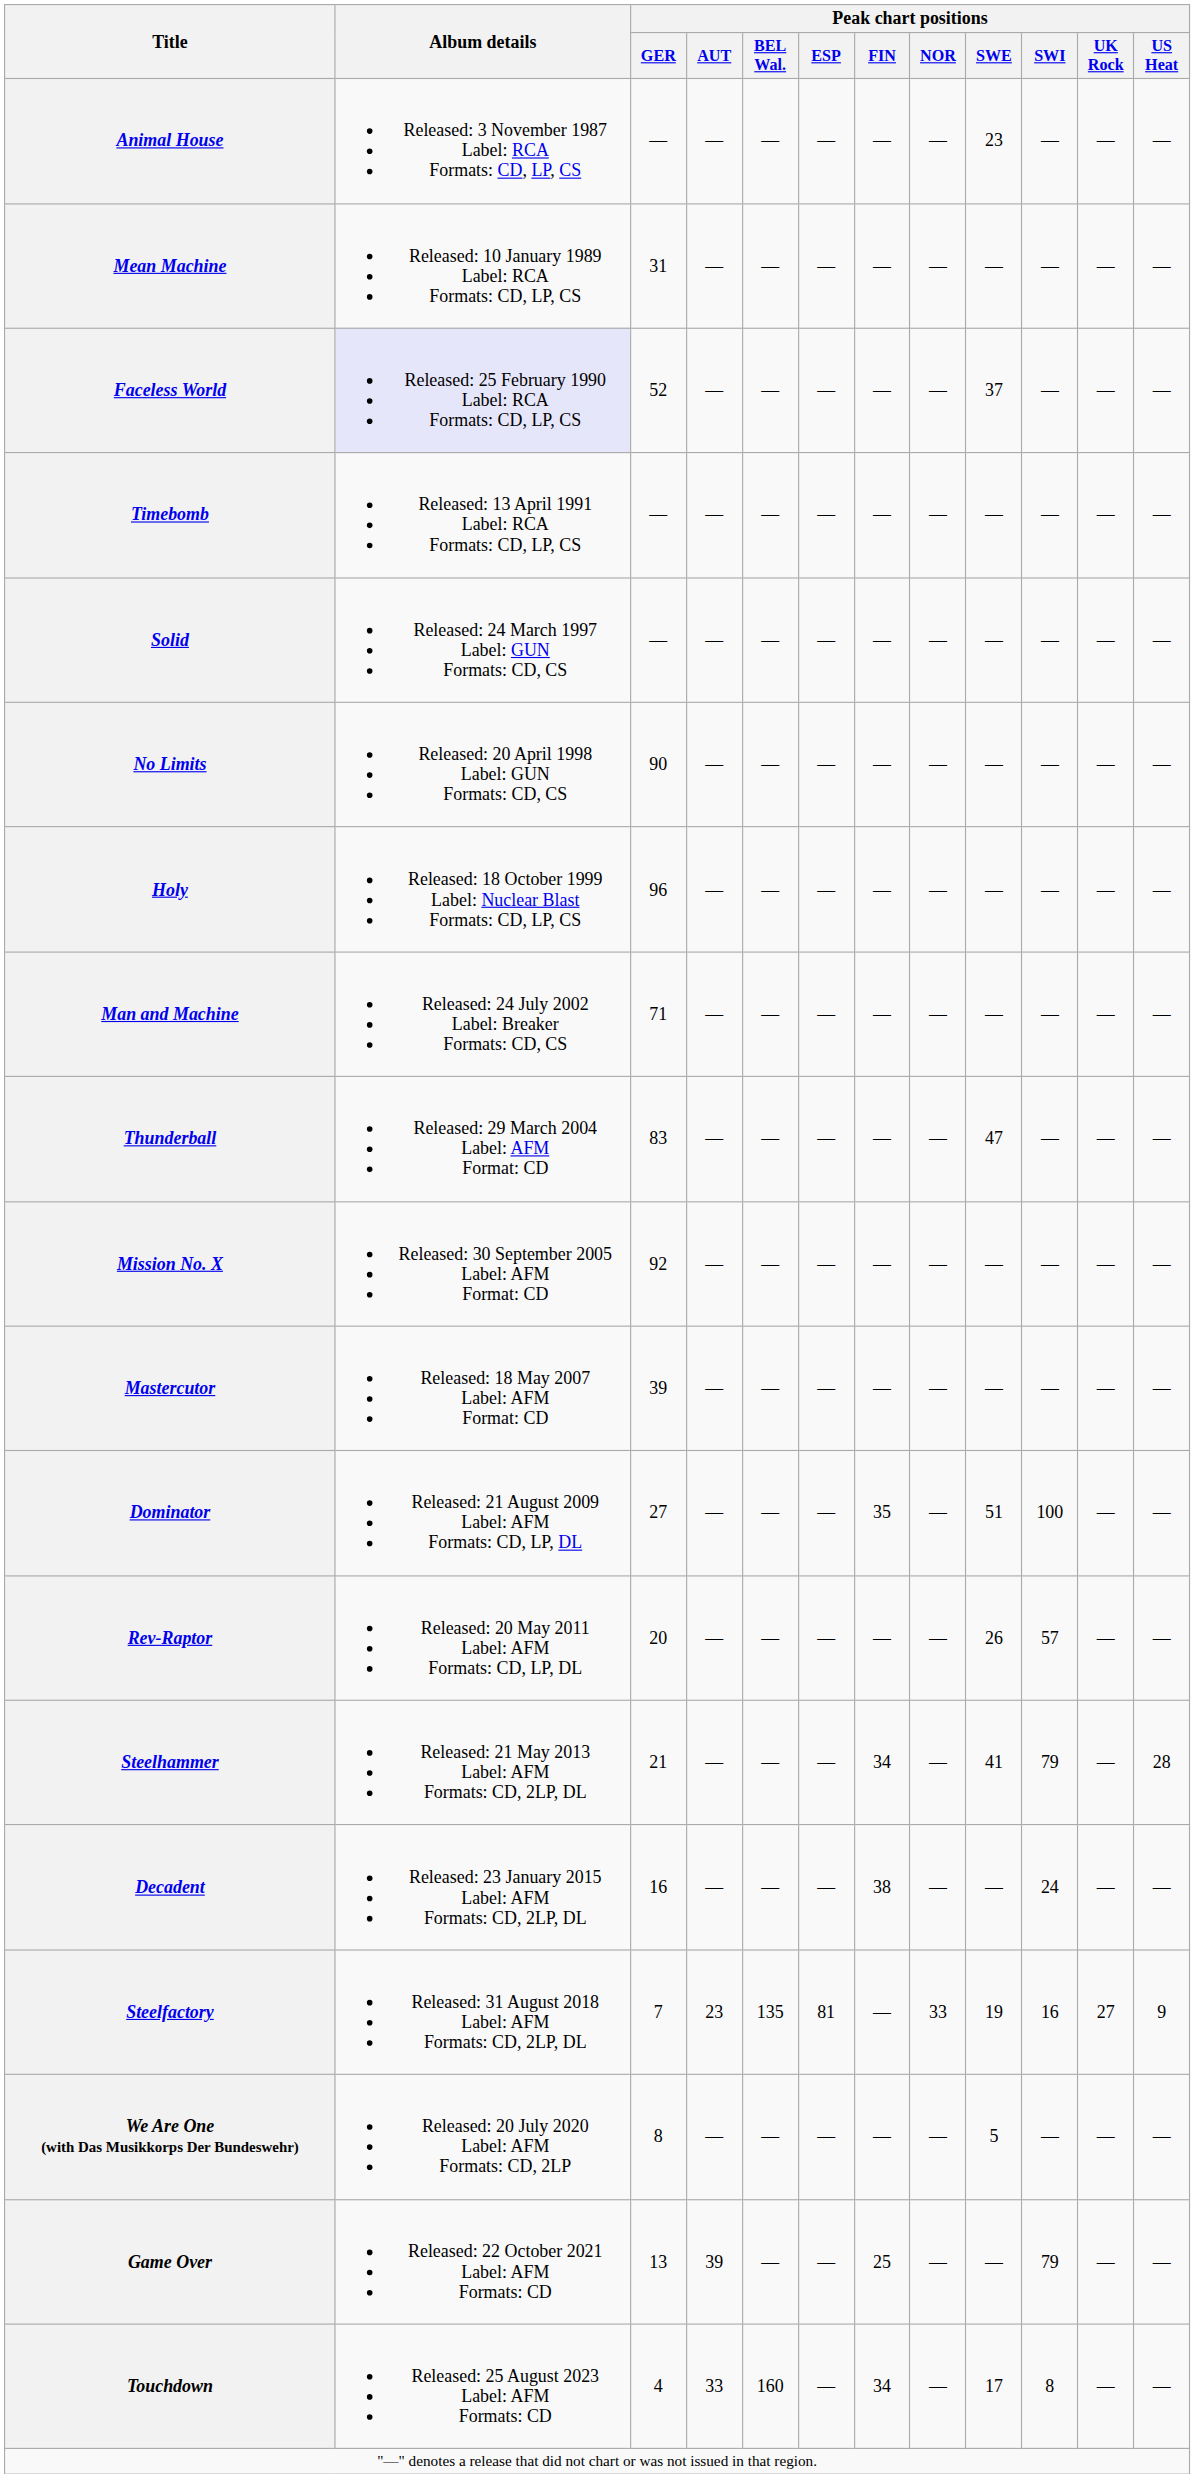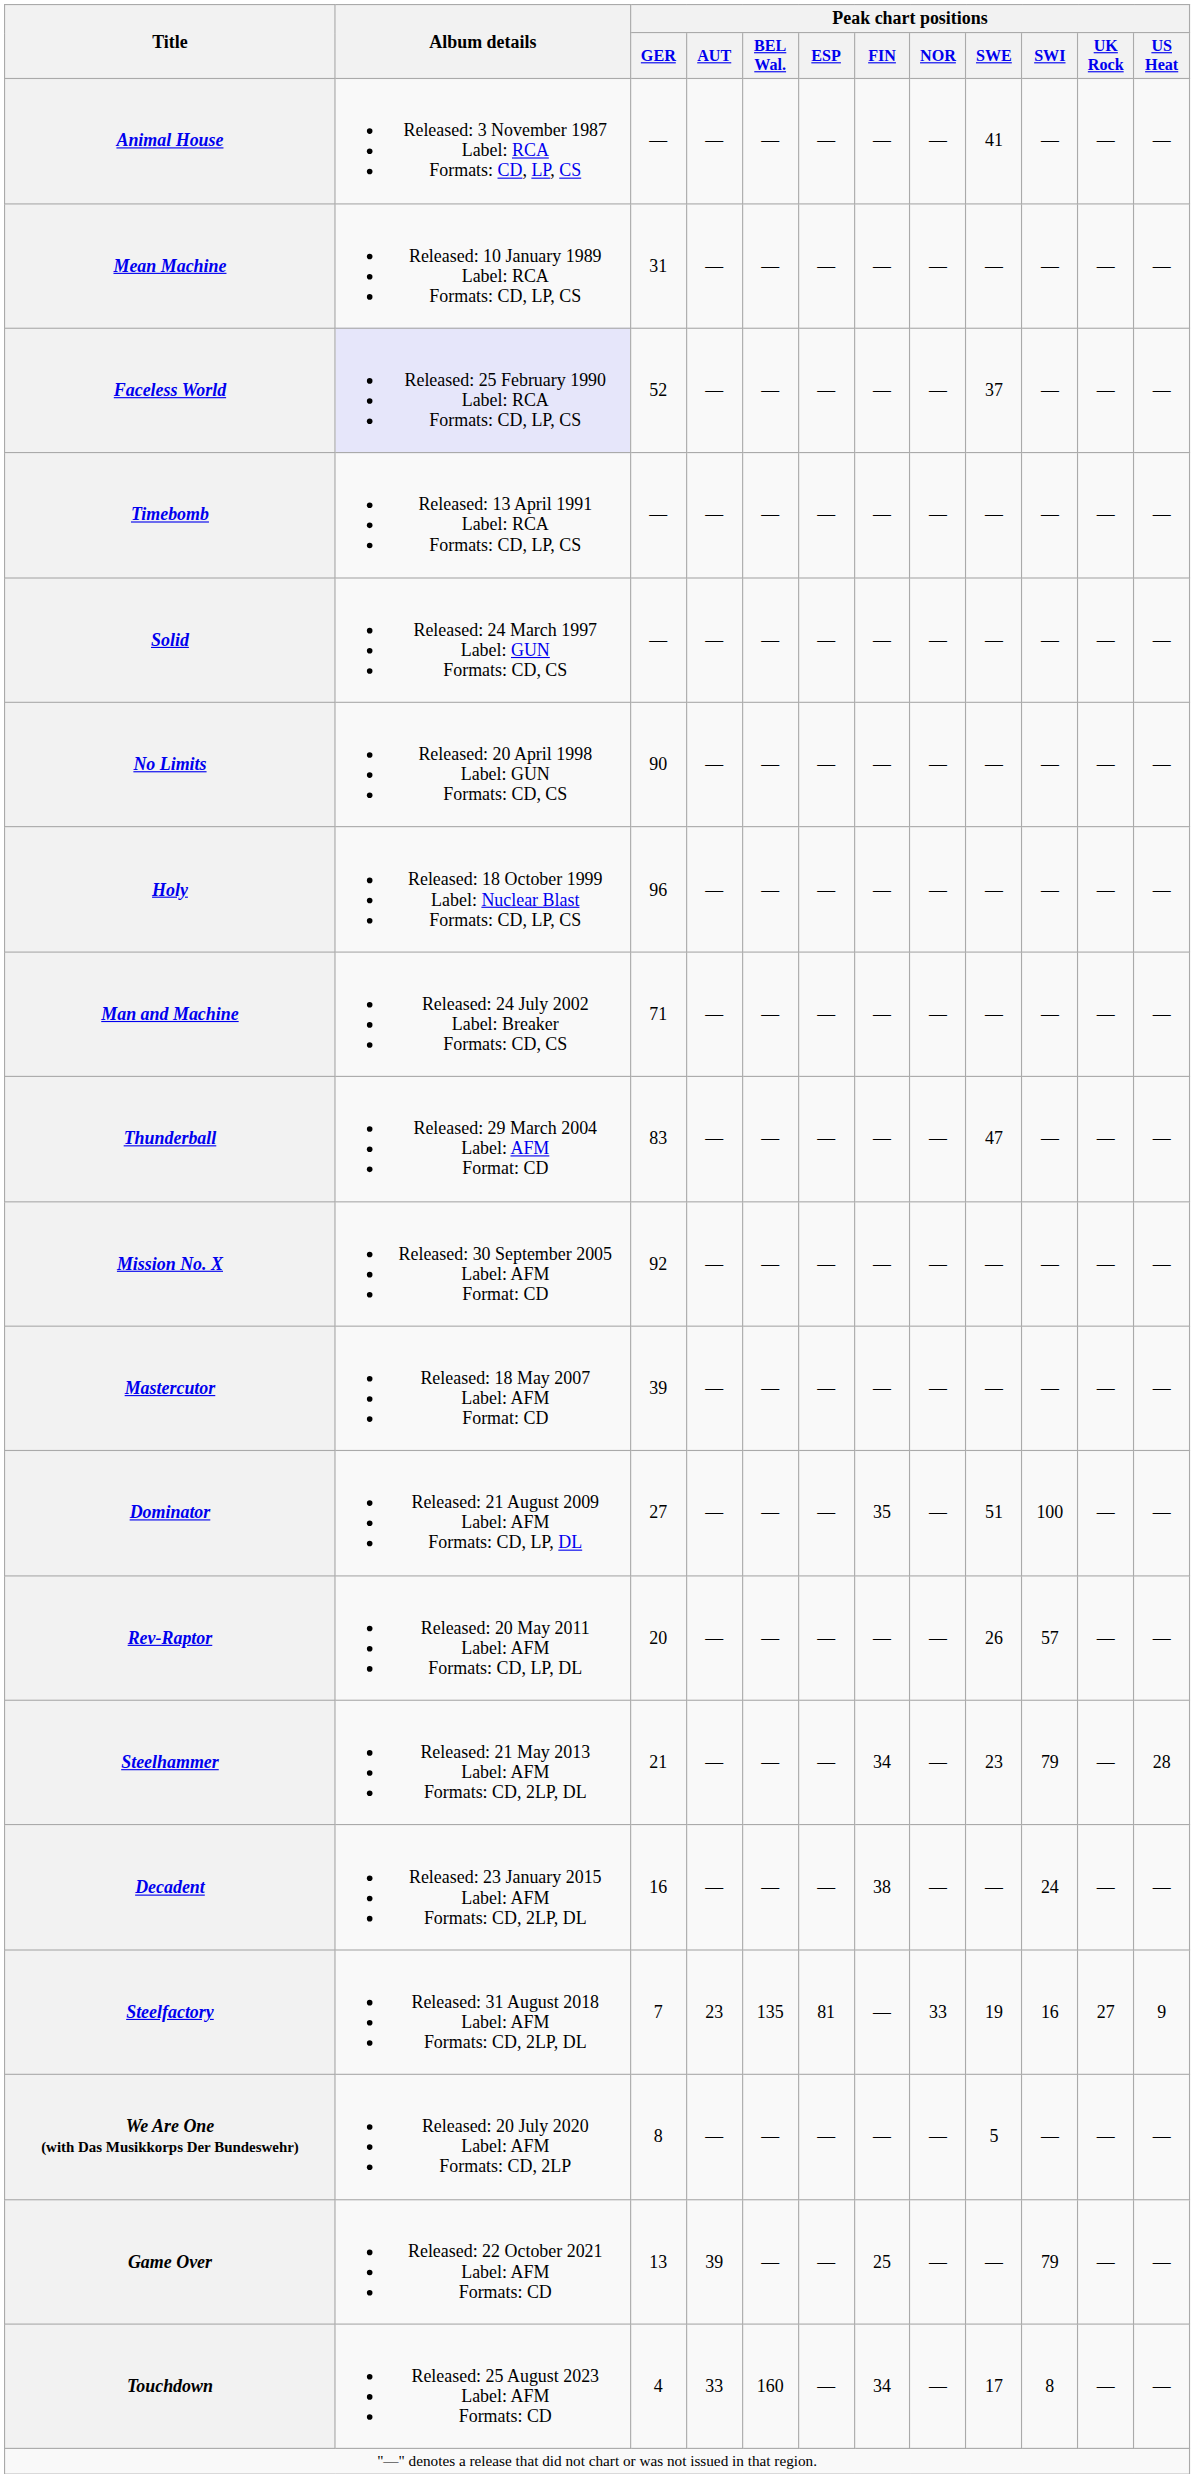(994, 140) 23 -> (994, 140) 41
(994, 1762) 41 -> (994, 1762) 23
